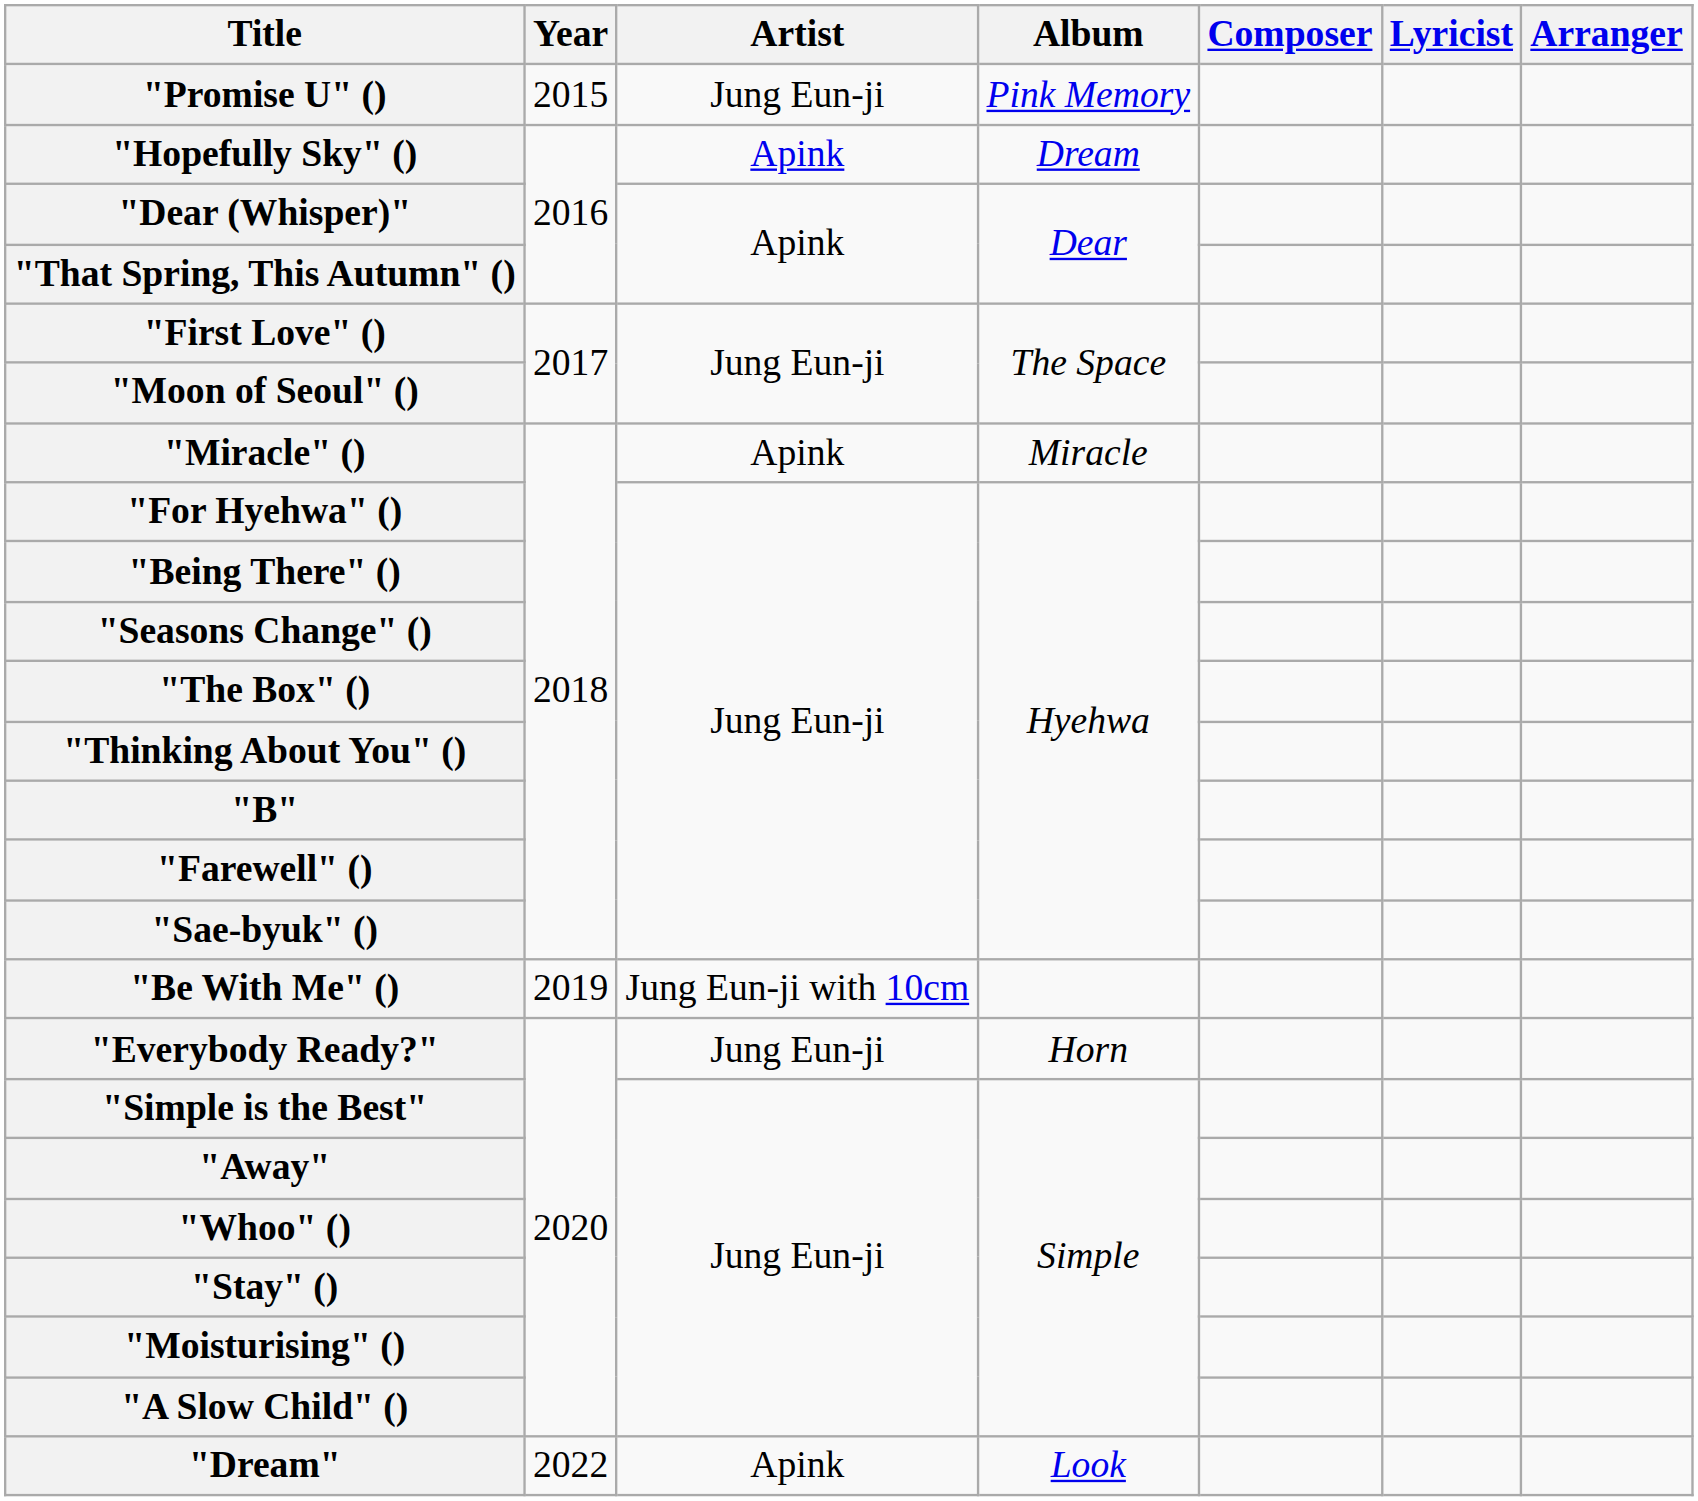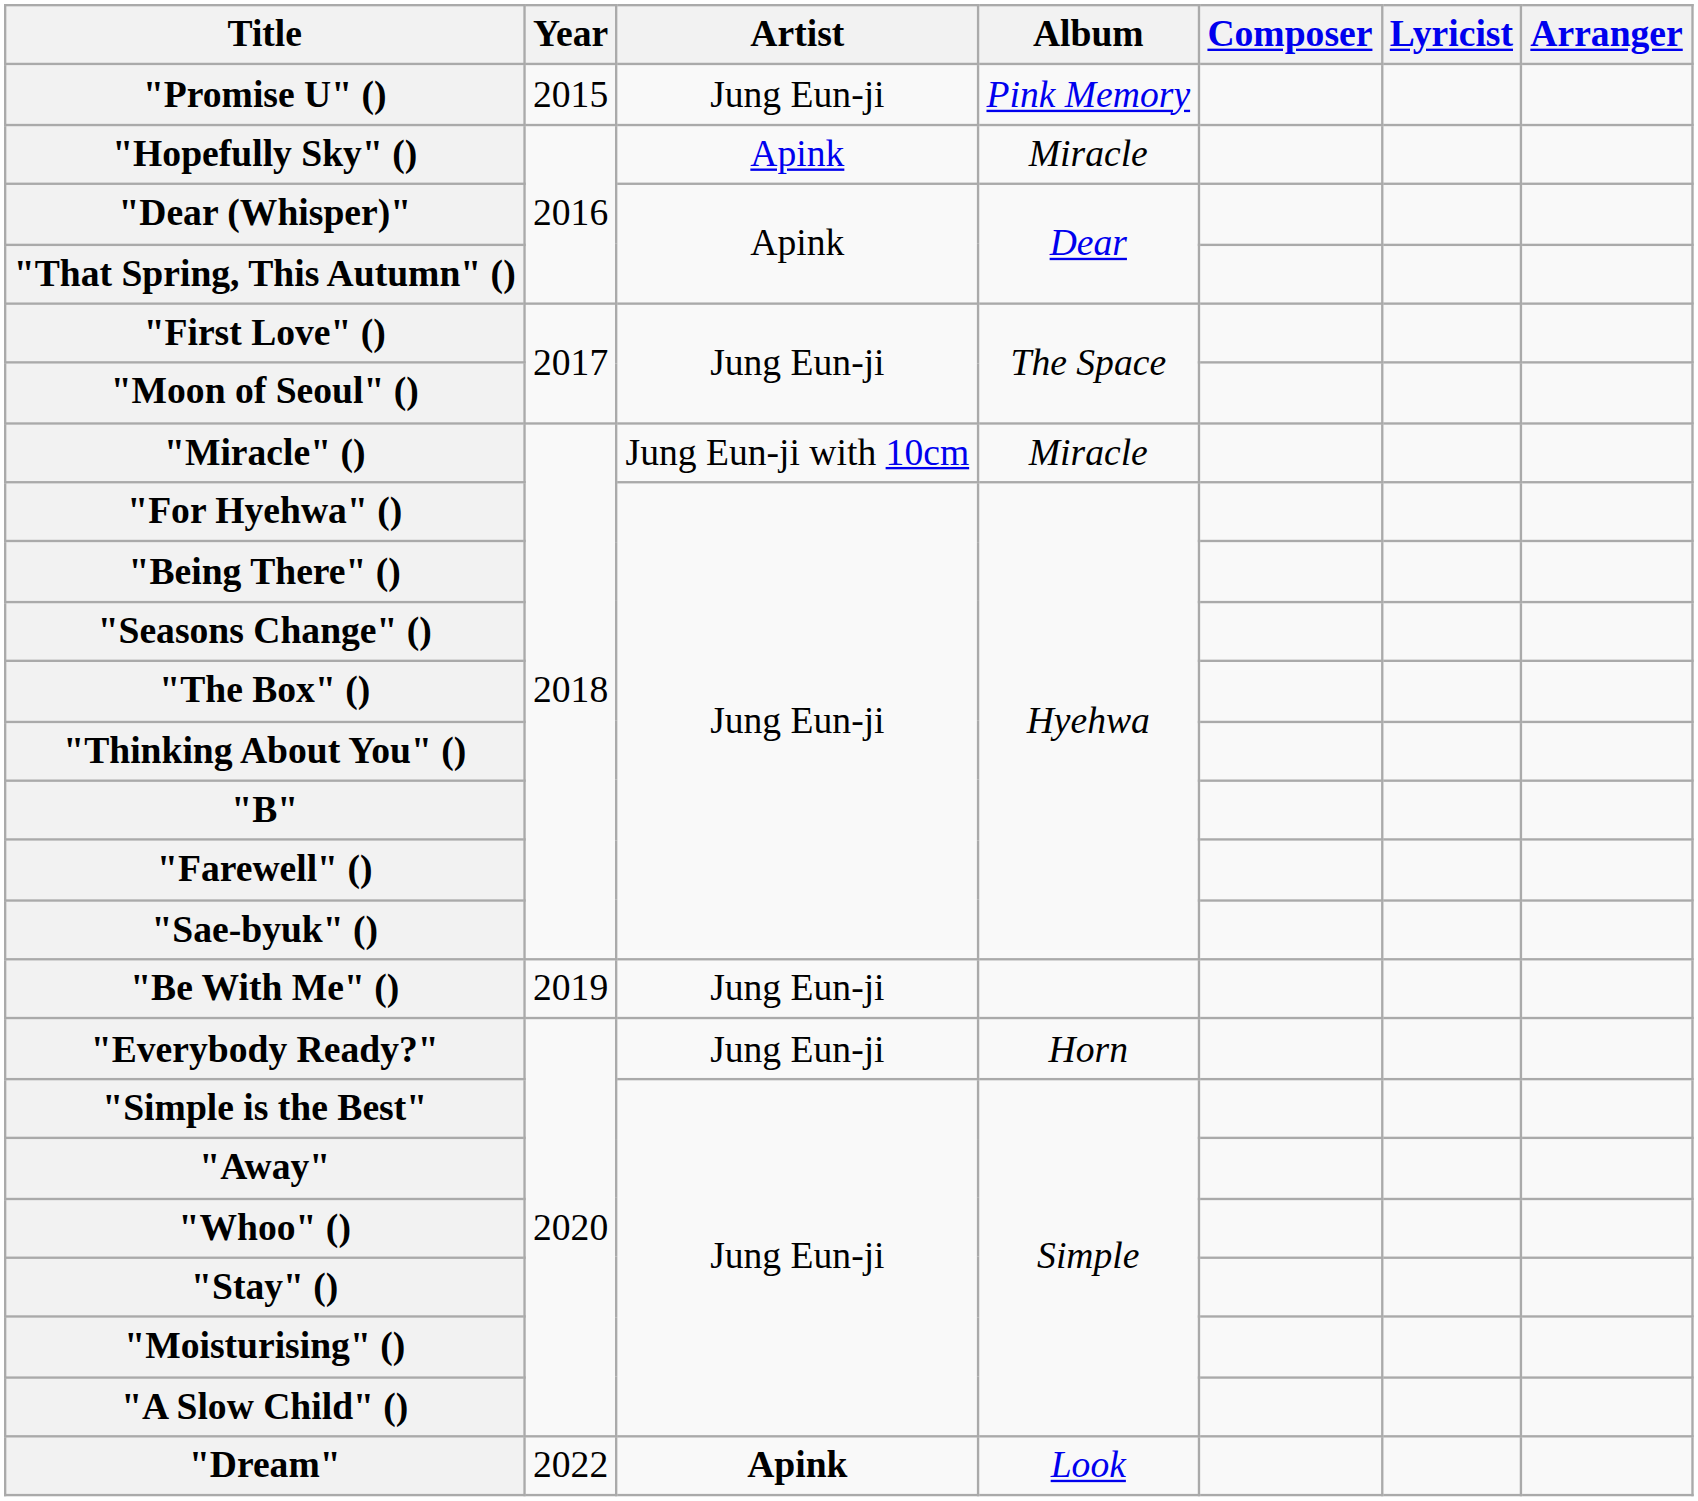(1088, 153) Dream -> (1088, 153) Miracle
(797, 451) Apink -> (797, 451) Jung Eun-ji with 10cm
(797, 988) Jung Eun-ji with 10cm -> (797, 988) Jung Eun-ji
(797, 1465) normal -> (797, 1465) bold
